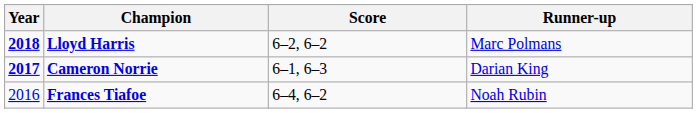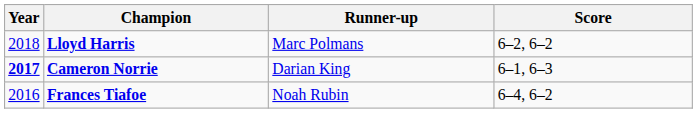columns swapped: (579, 17) <-> (368, 17)
(24, 43) bold -> (24, 43) normal
